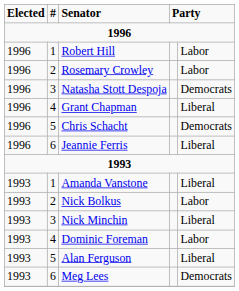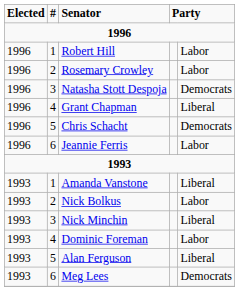(198, 145) Liberal -> (195, 145) Labor
